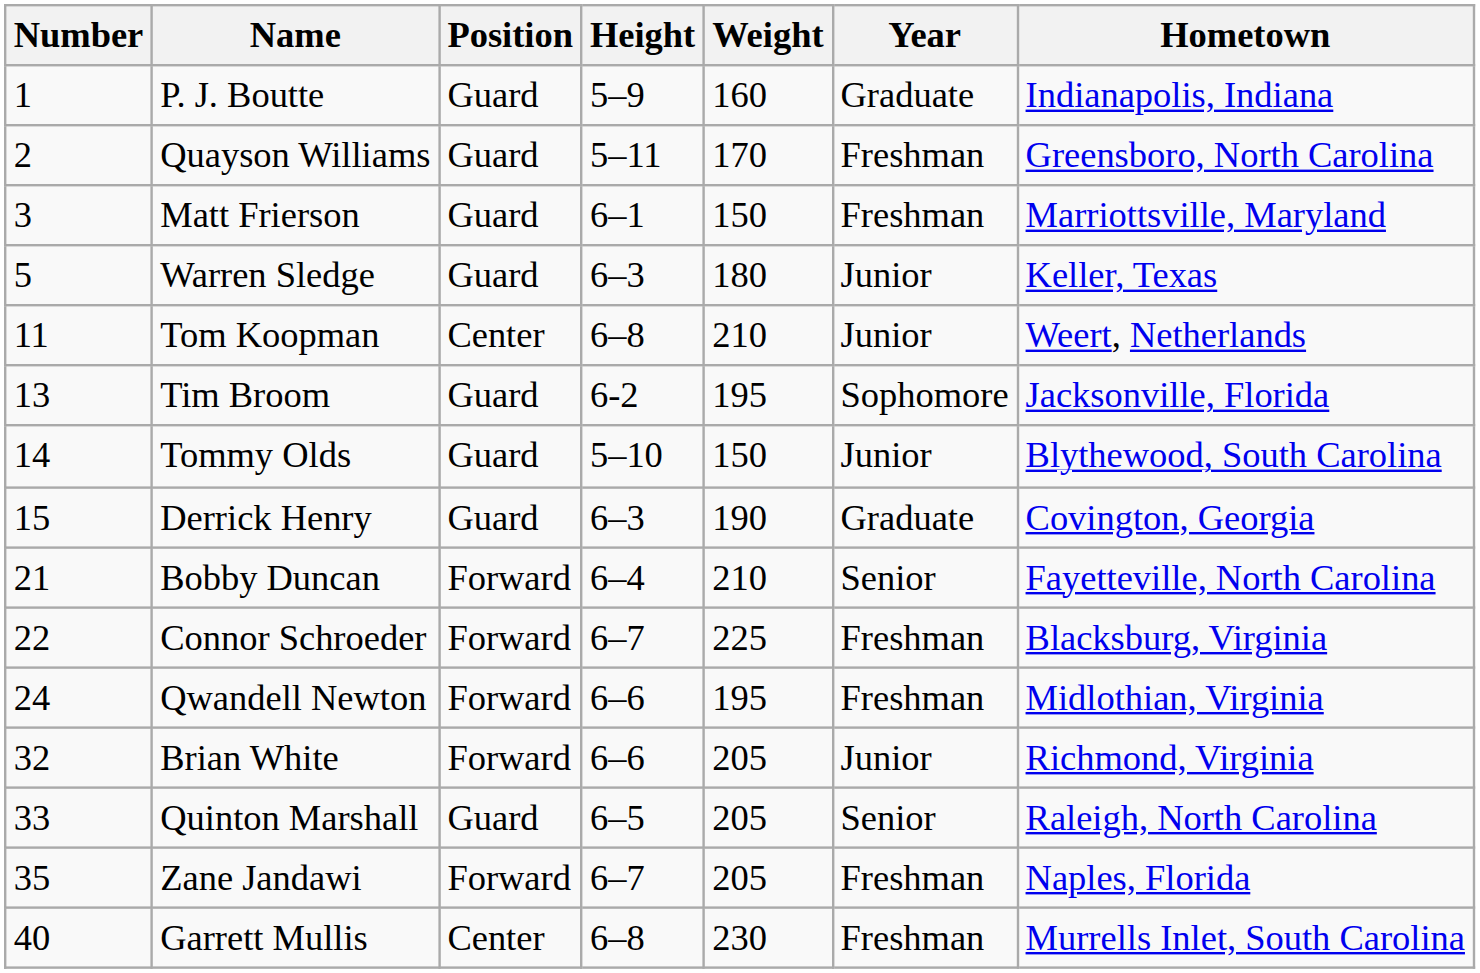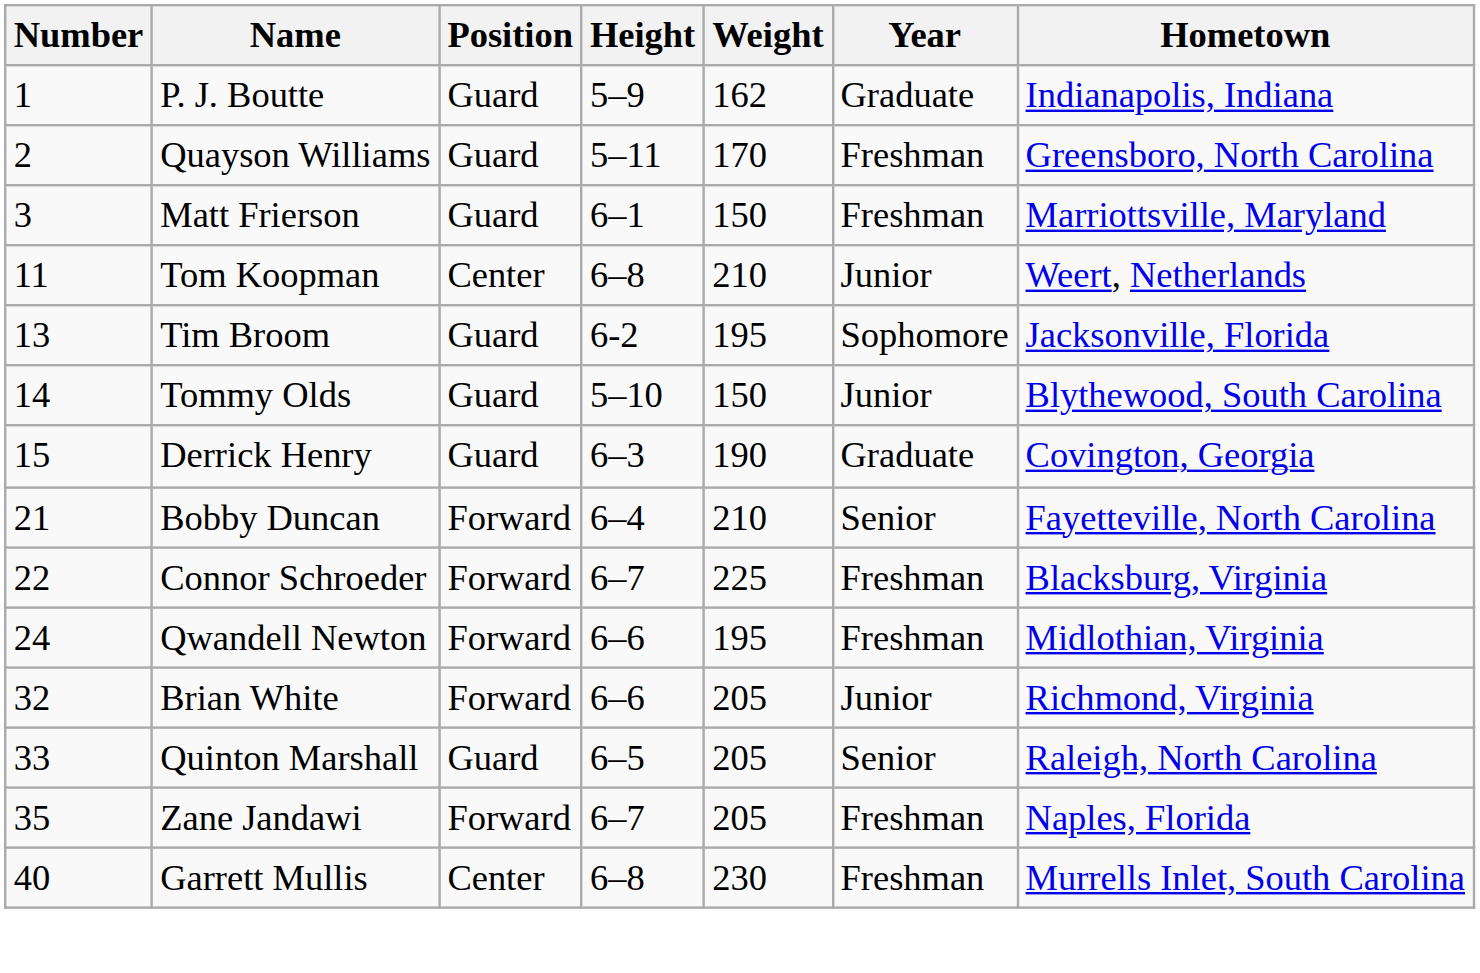(740, 94) 160 -> (740, 94) 162
- row: (268, 275)
